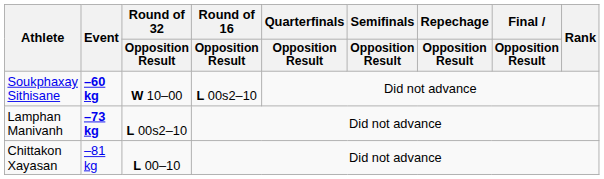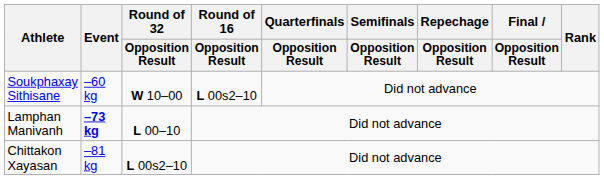(95, 89) bold -> (95, 89) normal
(157, 131) L 00s2–10 -> (157, 131) L 00–10
(157, 165) L 00–10 -> (157, 165) L 00s2–10
